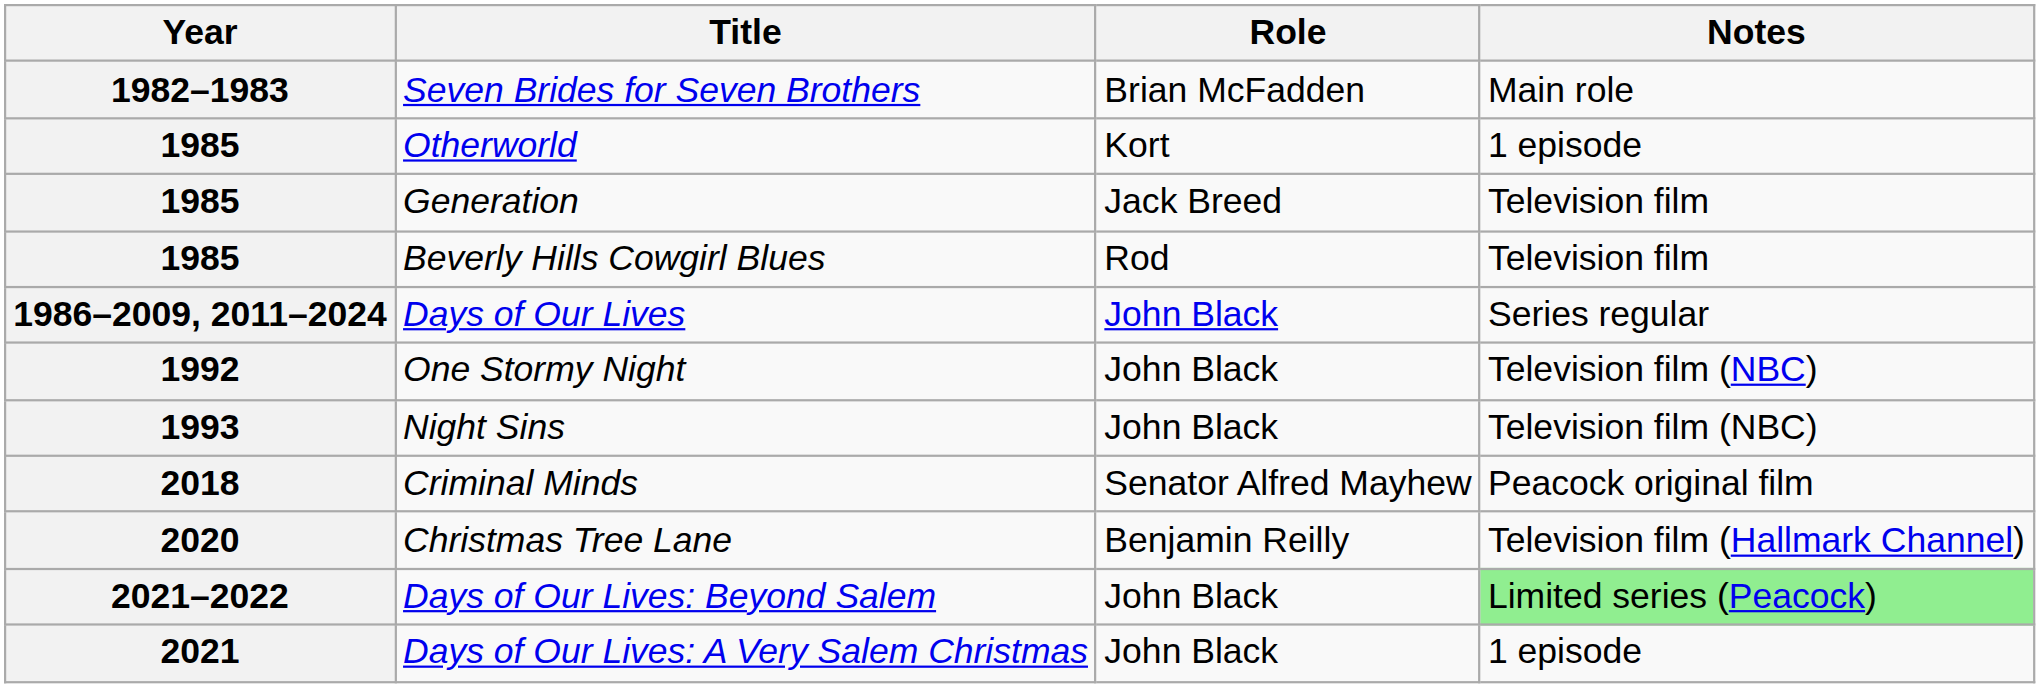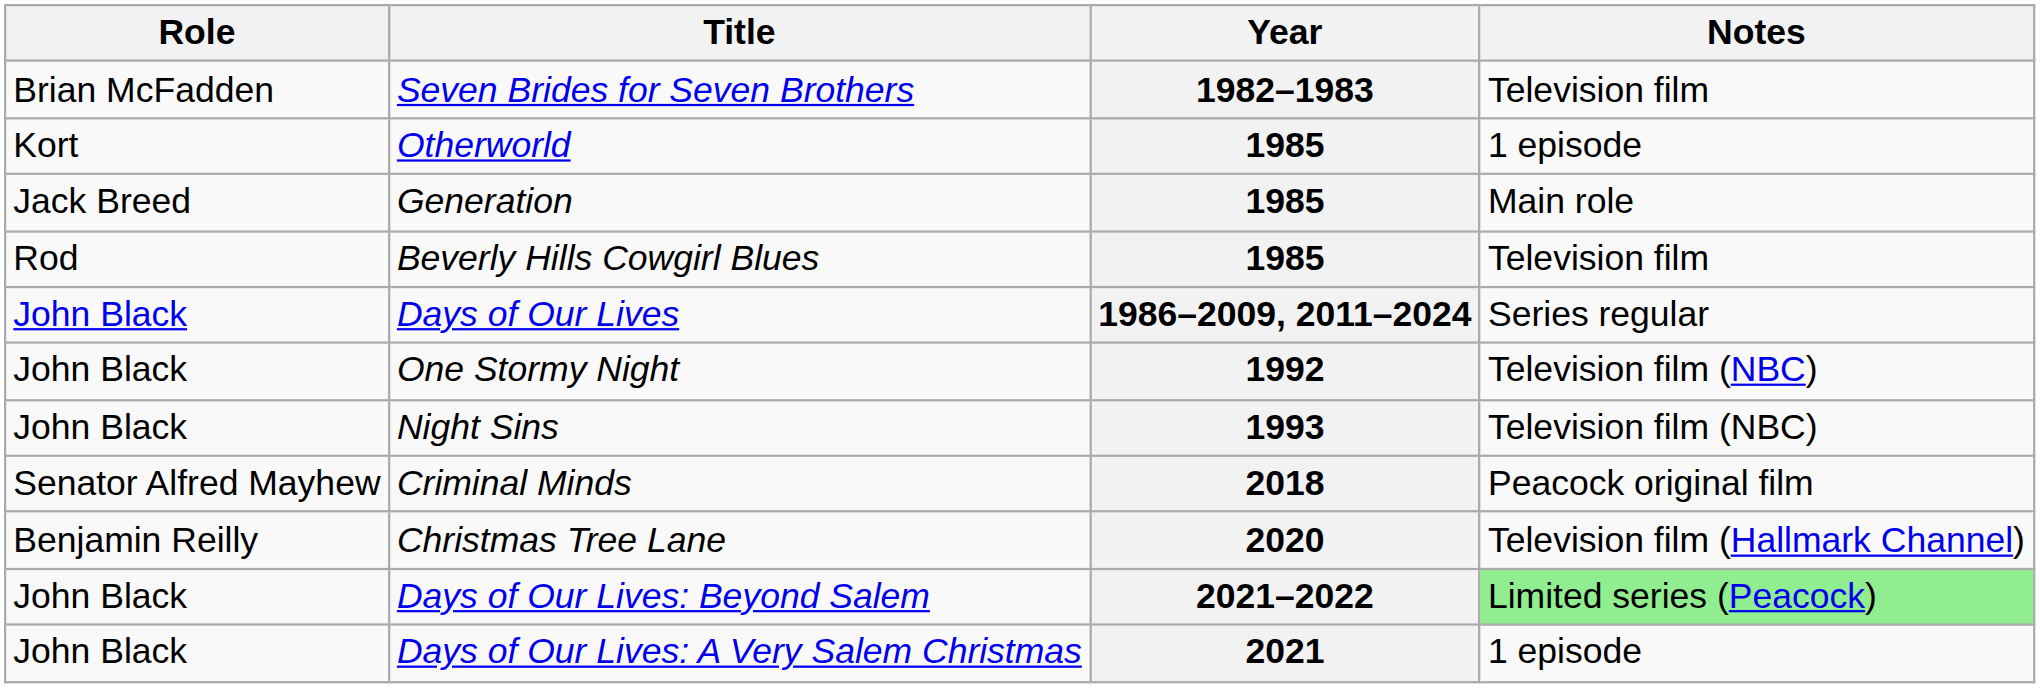columns swapped: (200, 32) <-> (1288, 32)
(1561, 88) Main role -> (1599, 88) Television film
(1599, 201) Television film -> (1561, 201) Main role
